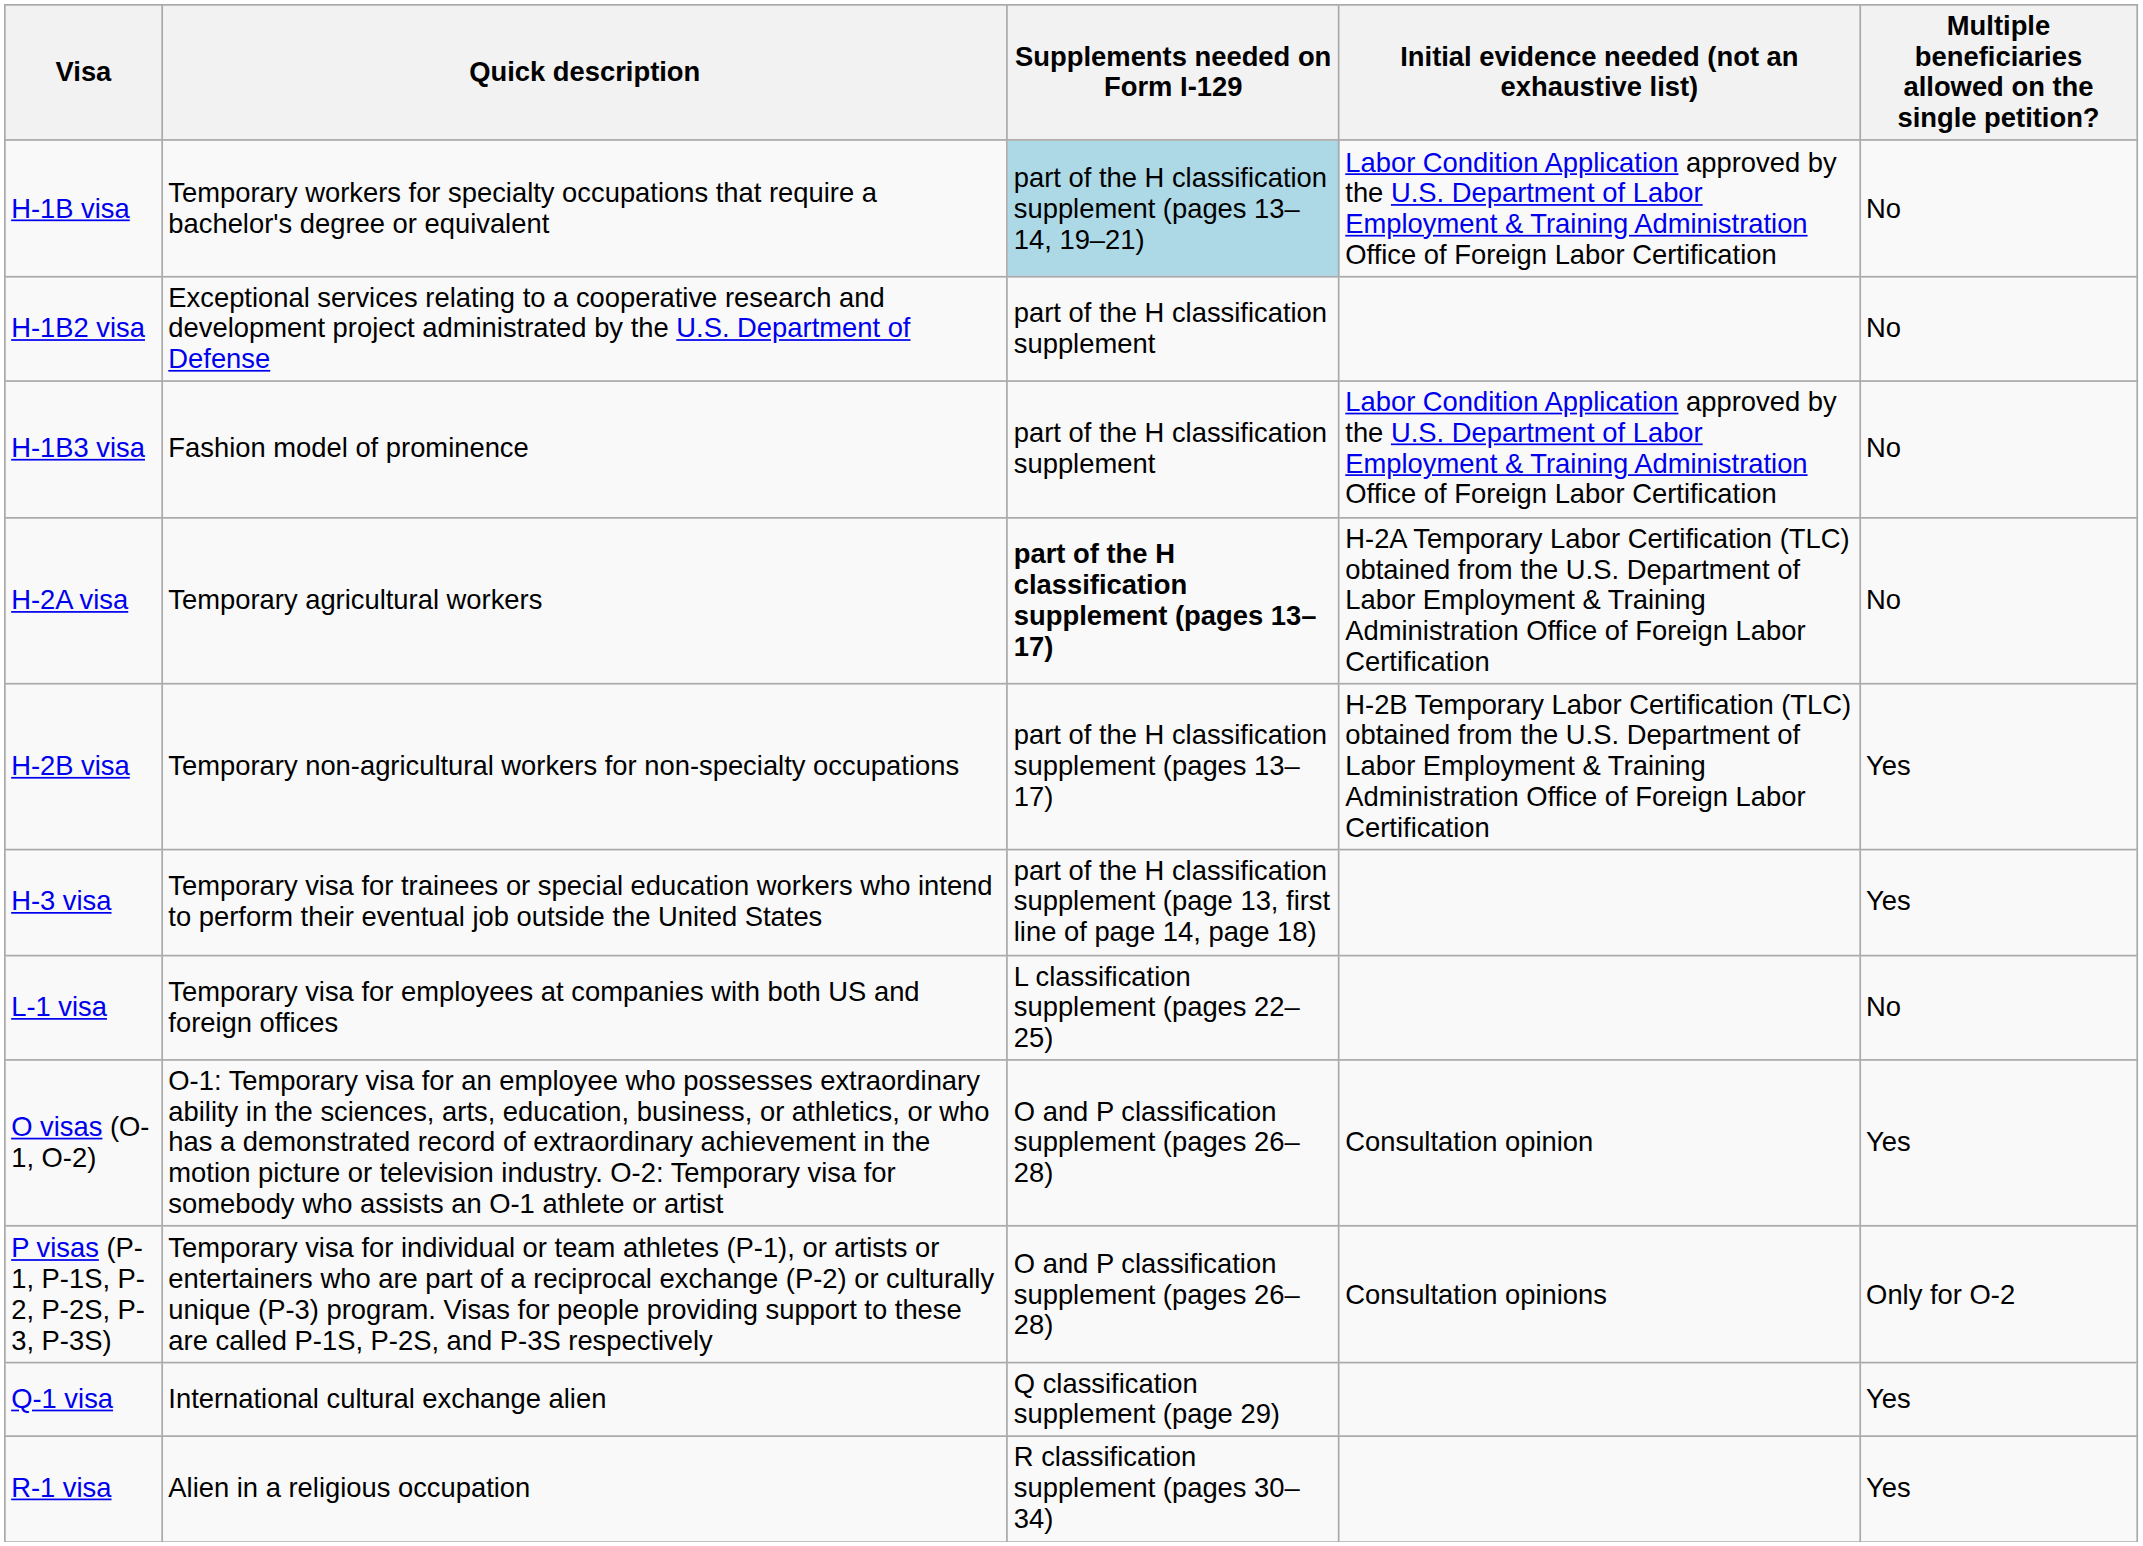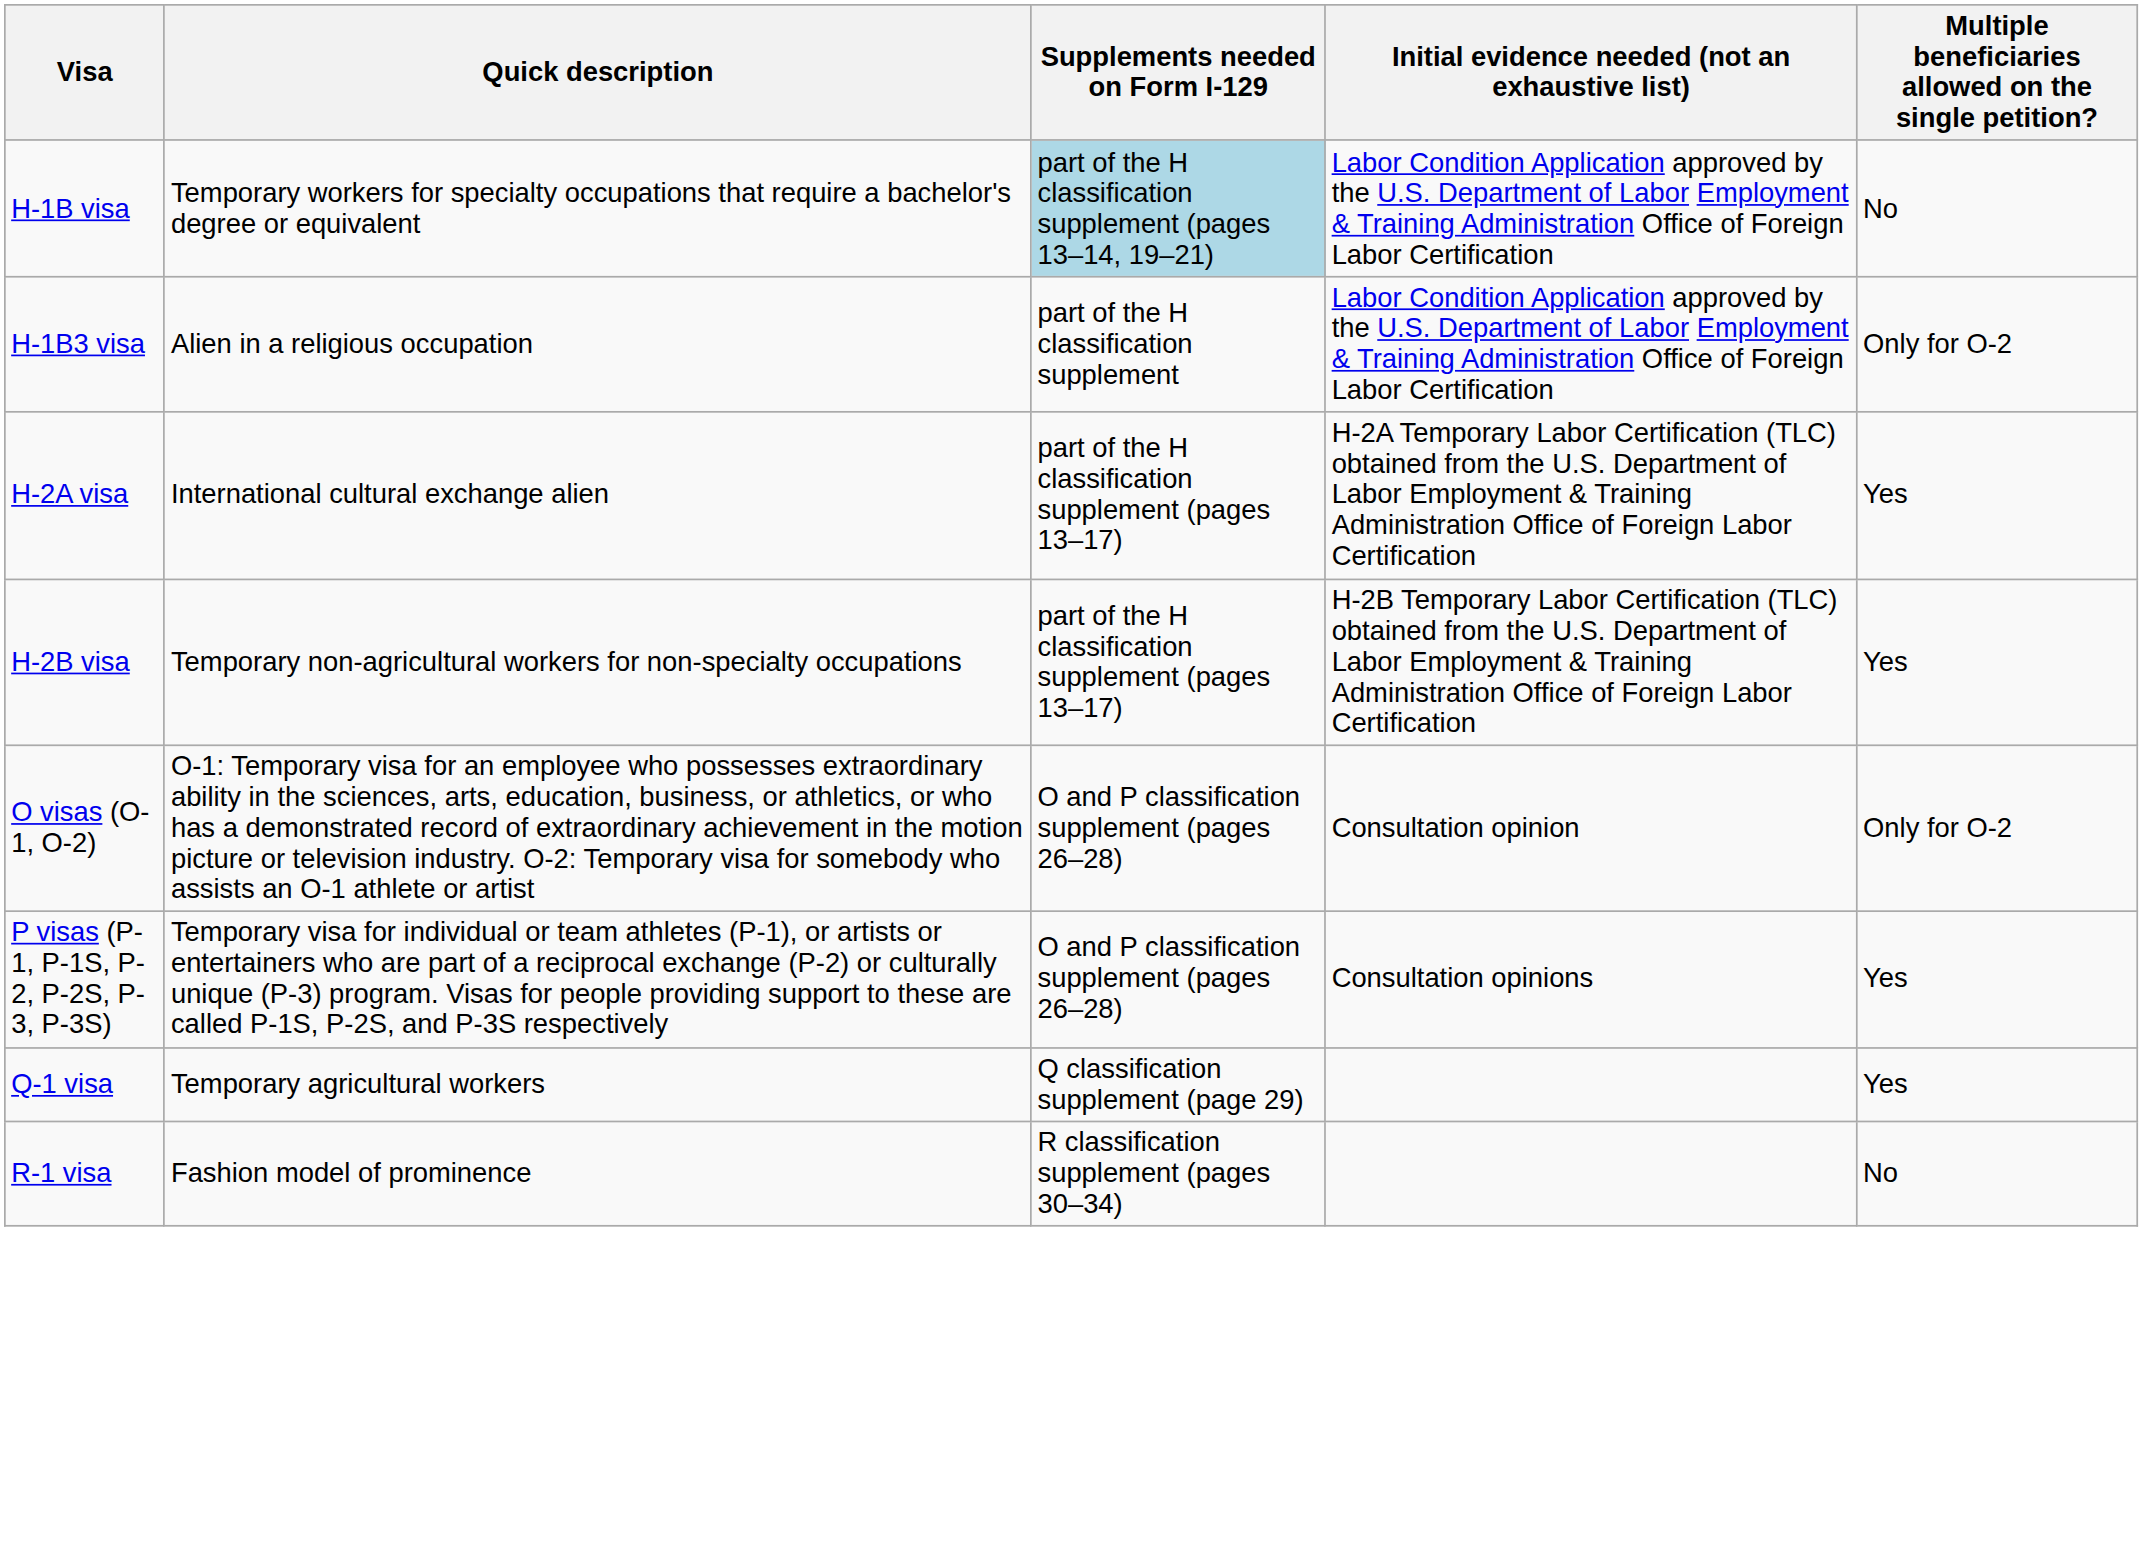- row: (78, 328)
(349, 448) Fashion model of prominence -> (352, 343) Alien in a religious occupation
(1884, 448) No -> (1938, 343) Only for O-2
(355, 599) Temporary agricultural workers -> (390, 494) International cultural exchange alien
(1165, 599) bold -> (1154, 494) normal
(1884, 599) No -> (1885, 494) Yes
- row: (61, 902)
- row: (59, 1007)
(1888, 1142) Yes -> (1938, 827) Only for O-2
(1941, 1293) Only for O-2 -> (1885, 979) Yes
(387, 1398) International cultural exchange alien -> (358, 1084) Temporary agricultural workers
(349, 1488) Alien in a religious occupation -> (351, 1173) Fashion model of prominence
(1888, 1488) Yes -> (1881, 1173) No
